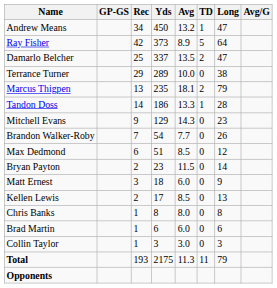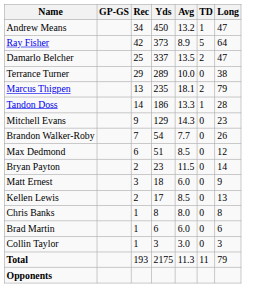- column: (257, 12)
